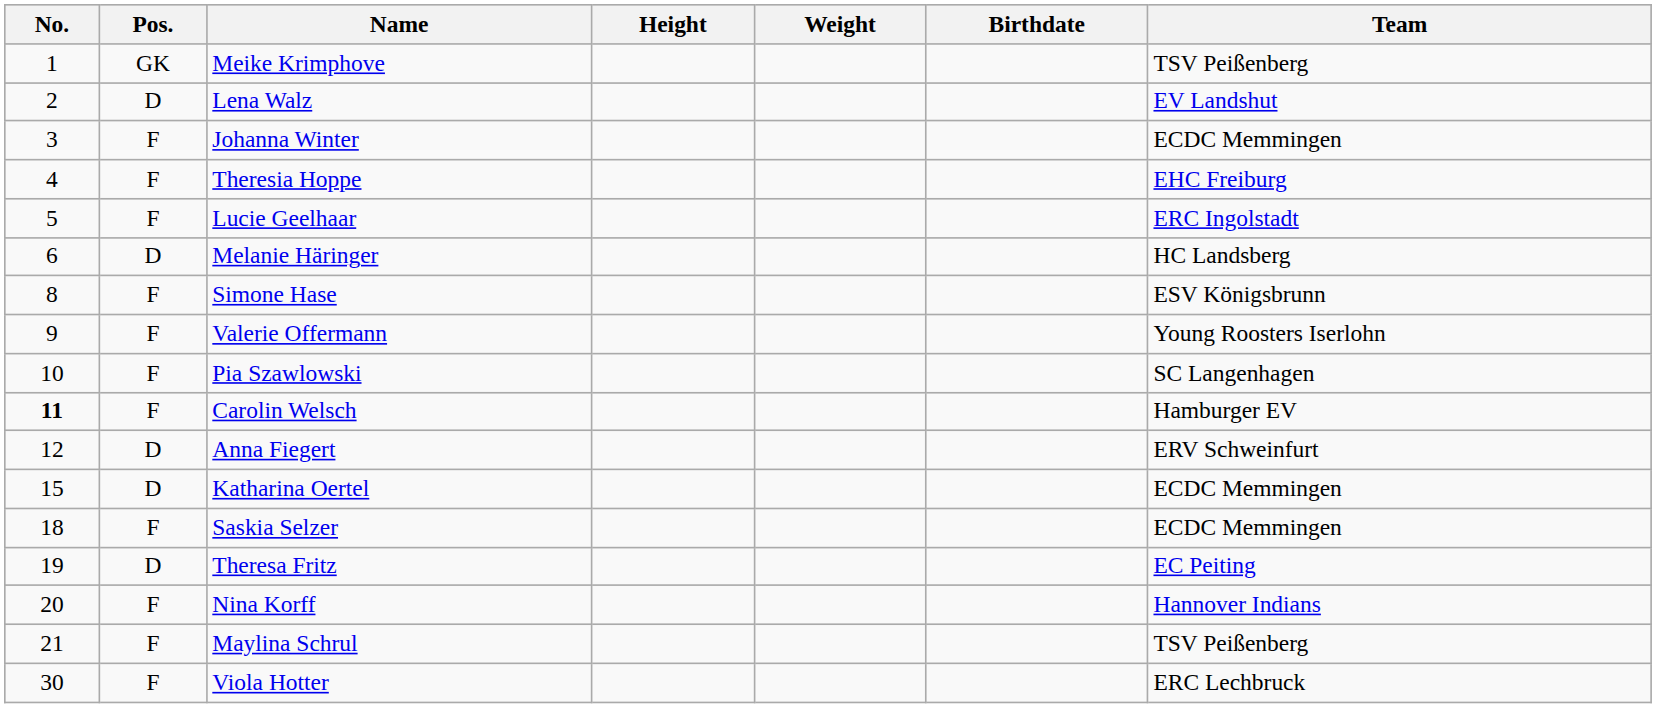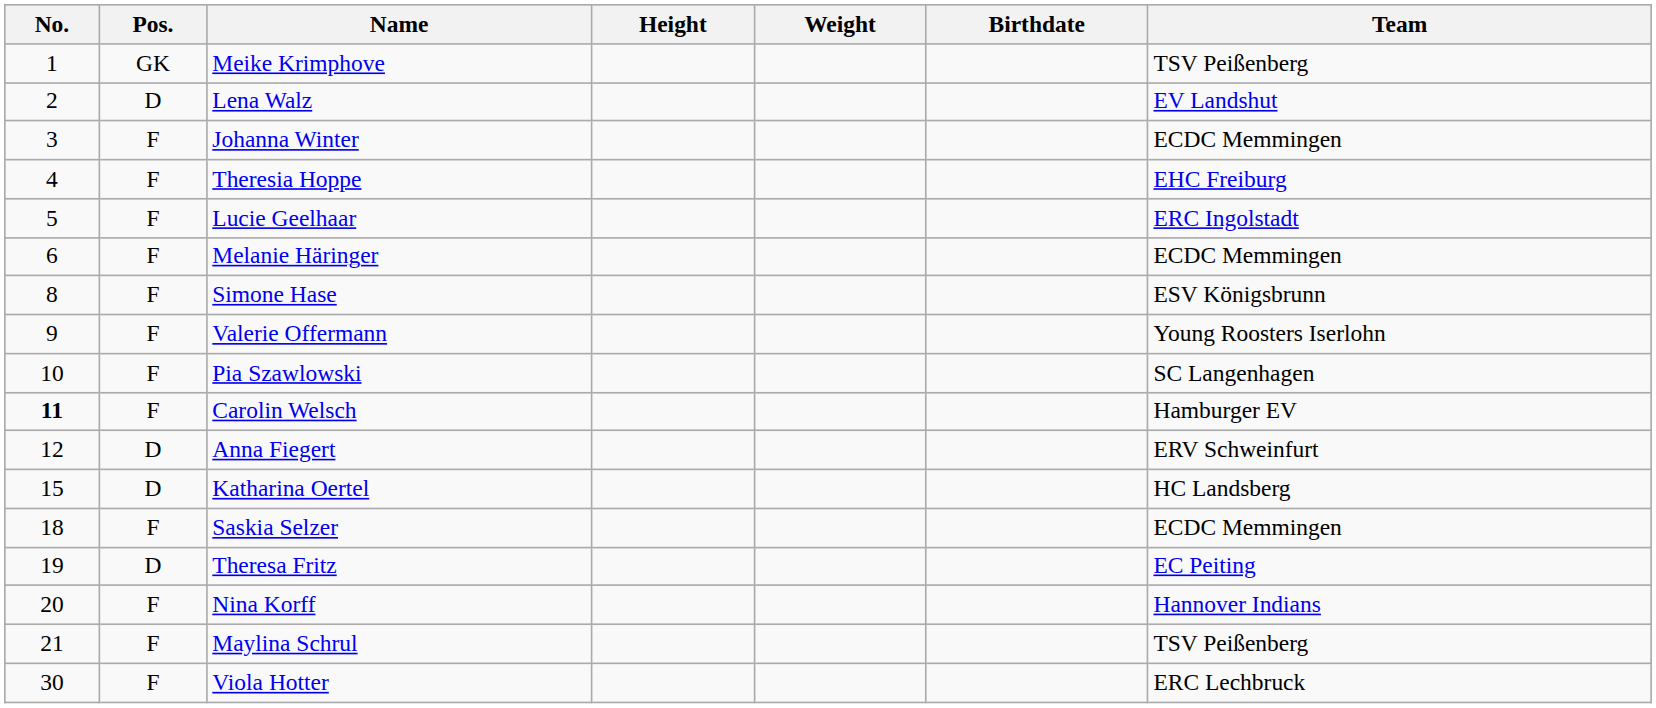(153, 256) D -> (153, 256) F
(1222, 256) HC Landsberg -> (1248, 256) ECDC Memmingen
(1248, 488) ECDC Memmingen -> (1222, 488) HC Landsberg
